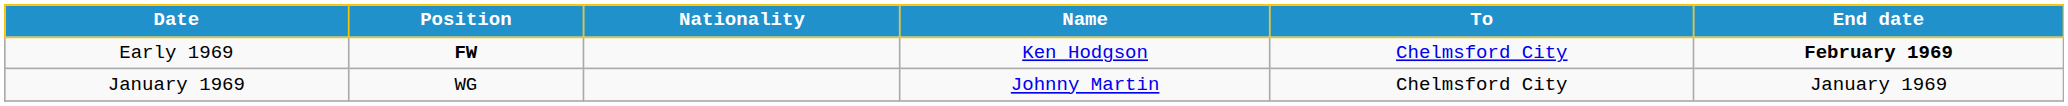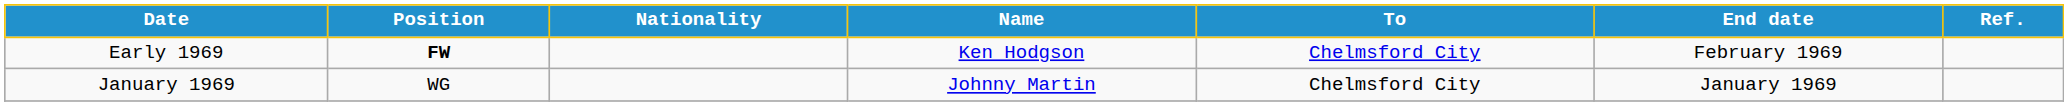+ column: (2003, 21)
(1879, 53) bold -> (1768, 53) normal
